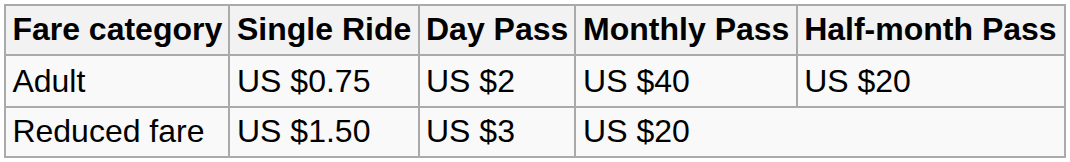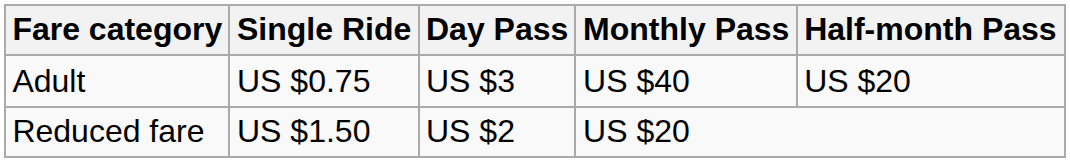(470, 80) US $2 -> (470, 80) US $3
(470, 131) US $3 -> (470, 131) US $2
